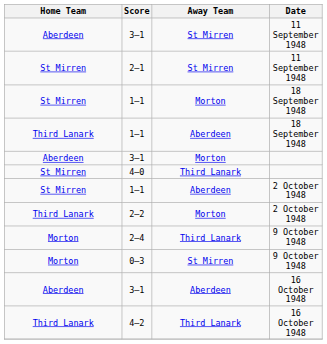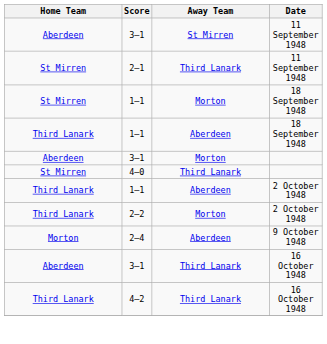(210, 68) St Mirren -> (210, 68) Third Lanark
(63, 190) St Mirren -> (63, 190) Third Lanark
(210, 238) Third Lanark -> (210, 238) Aberdeen
- row: (137, 261)
(210, 289) Aberdeen -> (210, 266) Third Lanark
